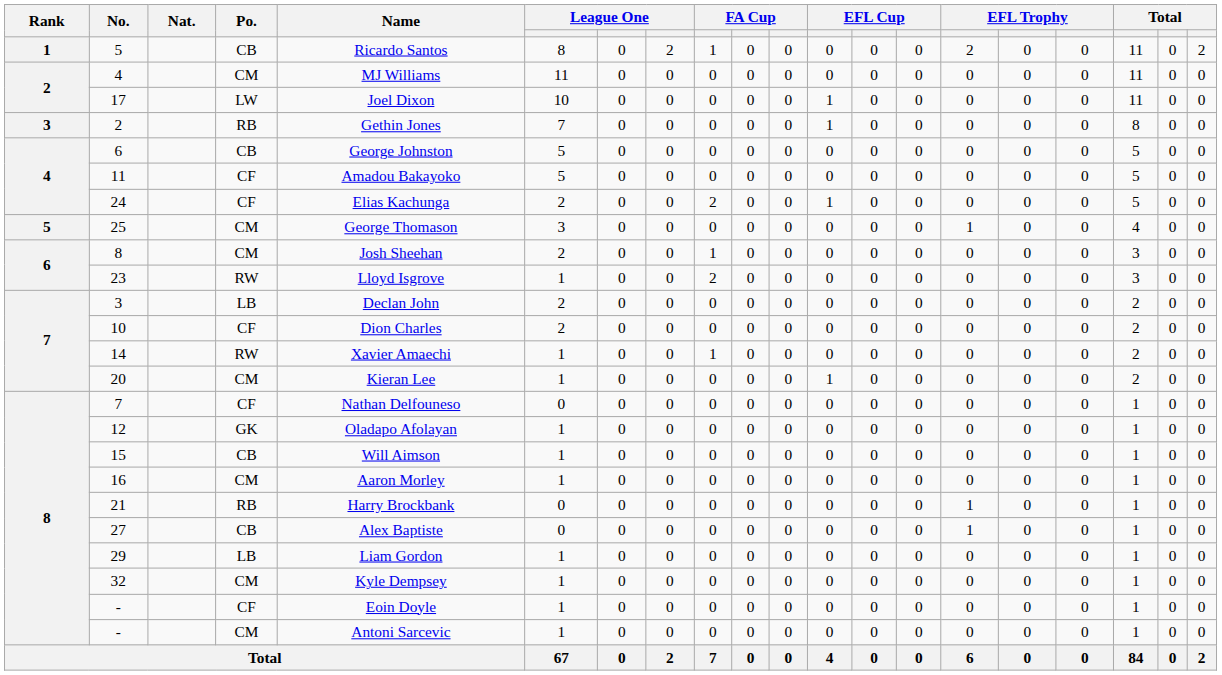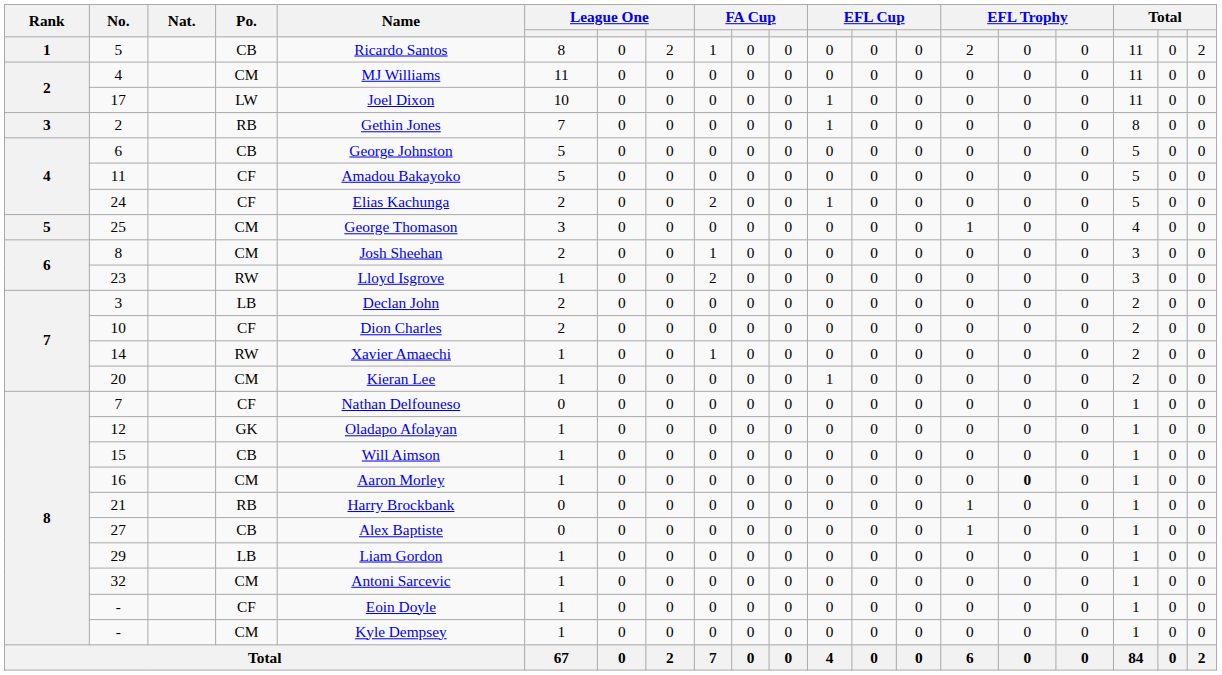(1027, 480) normal -> (1027, 480) bold
(401, 581) Kyle Dempsey -> (401, 581) Antoni Sarcevic
(401, 631) Antoni Sarcevic -> (401, 631) Kyle Dempsey
